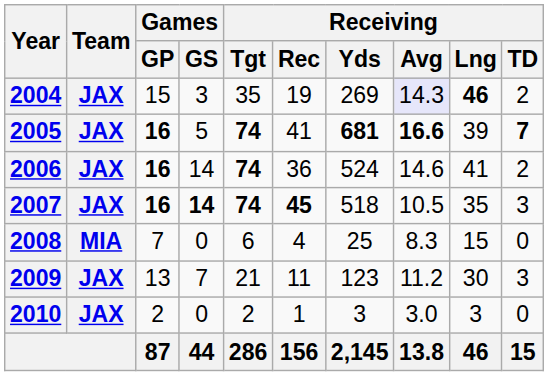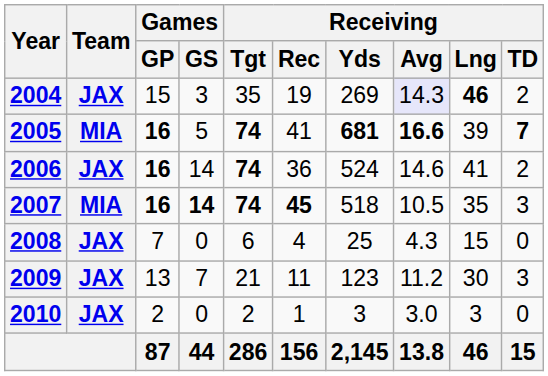(101, 132) JAX -> (101, 132) MIA
(101, 205) JAX -> (101, 205) MIA
(101, 242) MIA -> (101, 242) JAX
(422, 242) 8.3 -> (422, 242) 4.3
